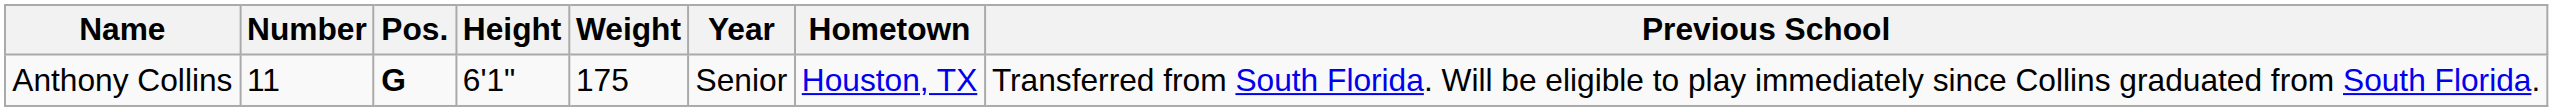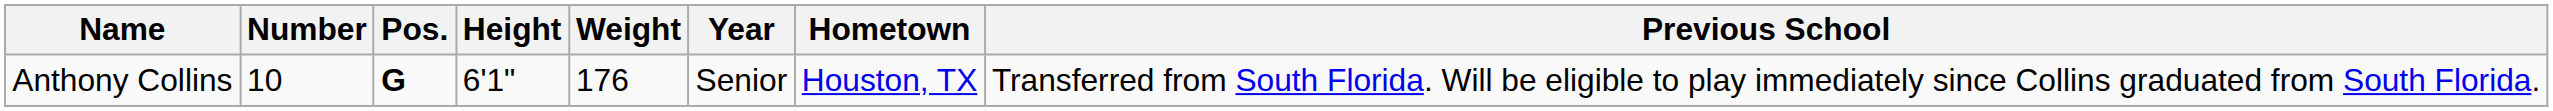(263, 79) 11 -> (265, 79) 10
(602, 79) 175 -> (602, 79) 176
